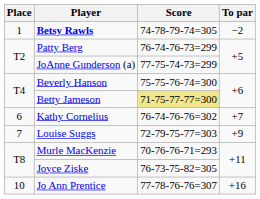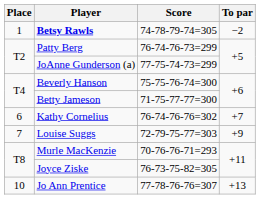(179, 99) khaki background -> (179, 99) no background
(237, 185) +16 -> (237, 185) +13
